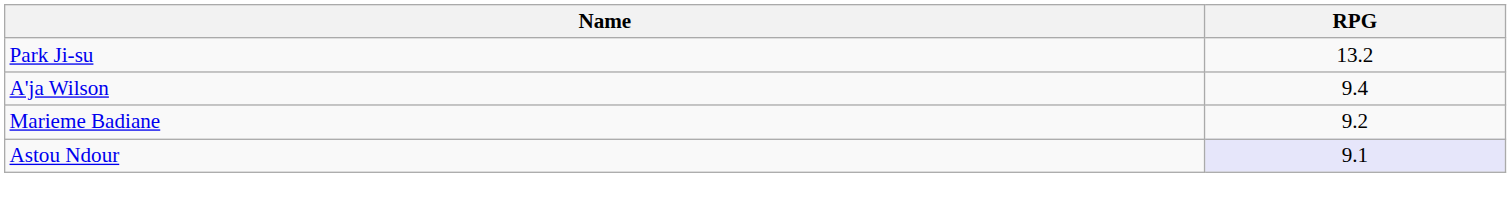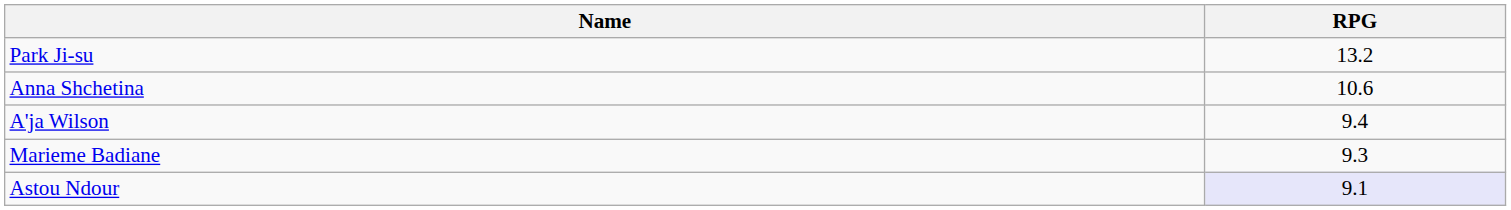+ row: (77, 88)
(1355, 121) 9.2 -> (1355, 155) 9.3
